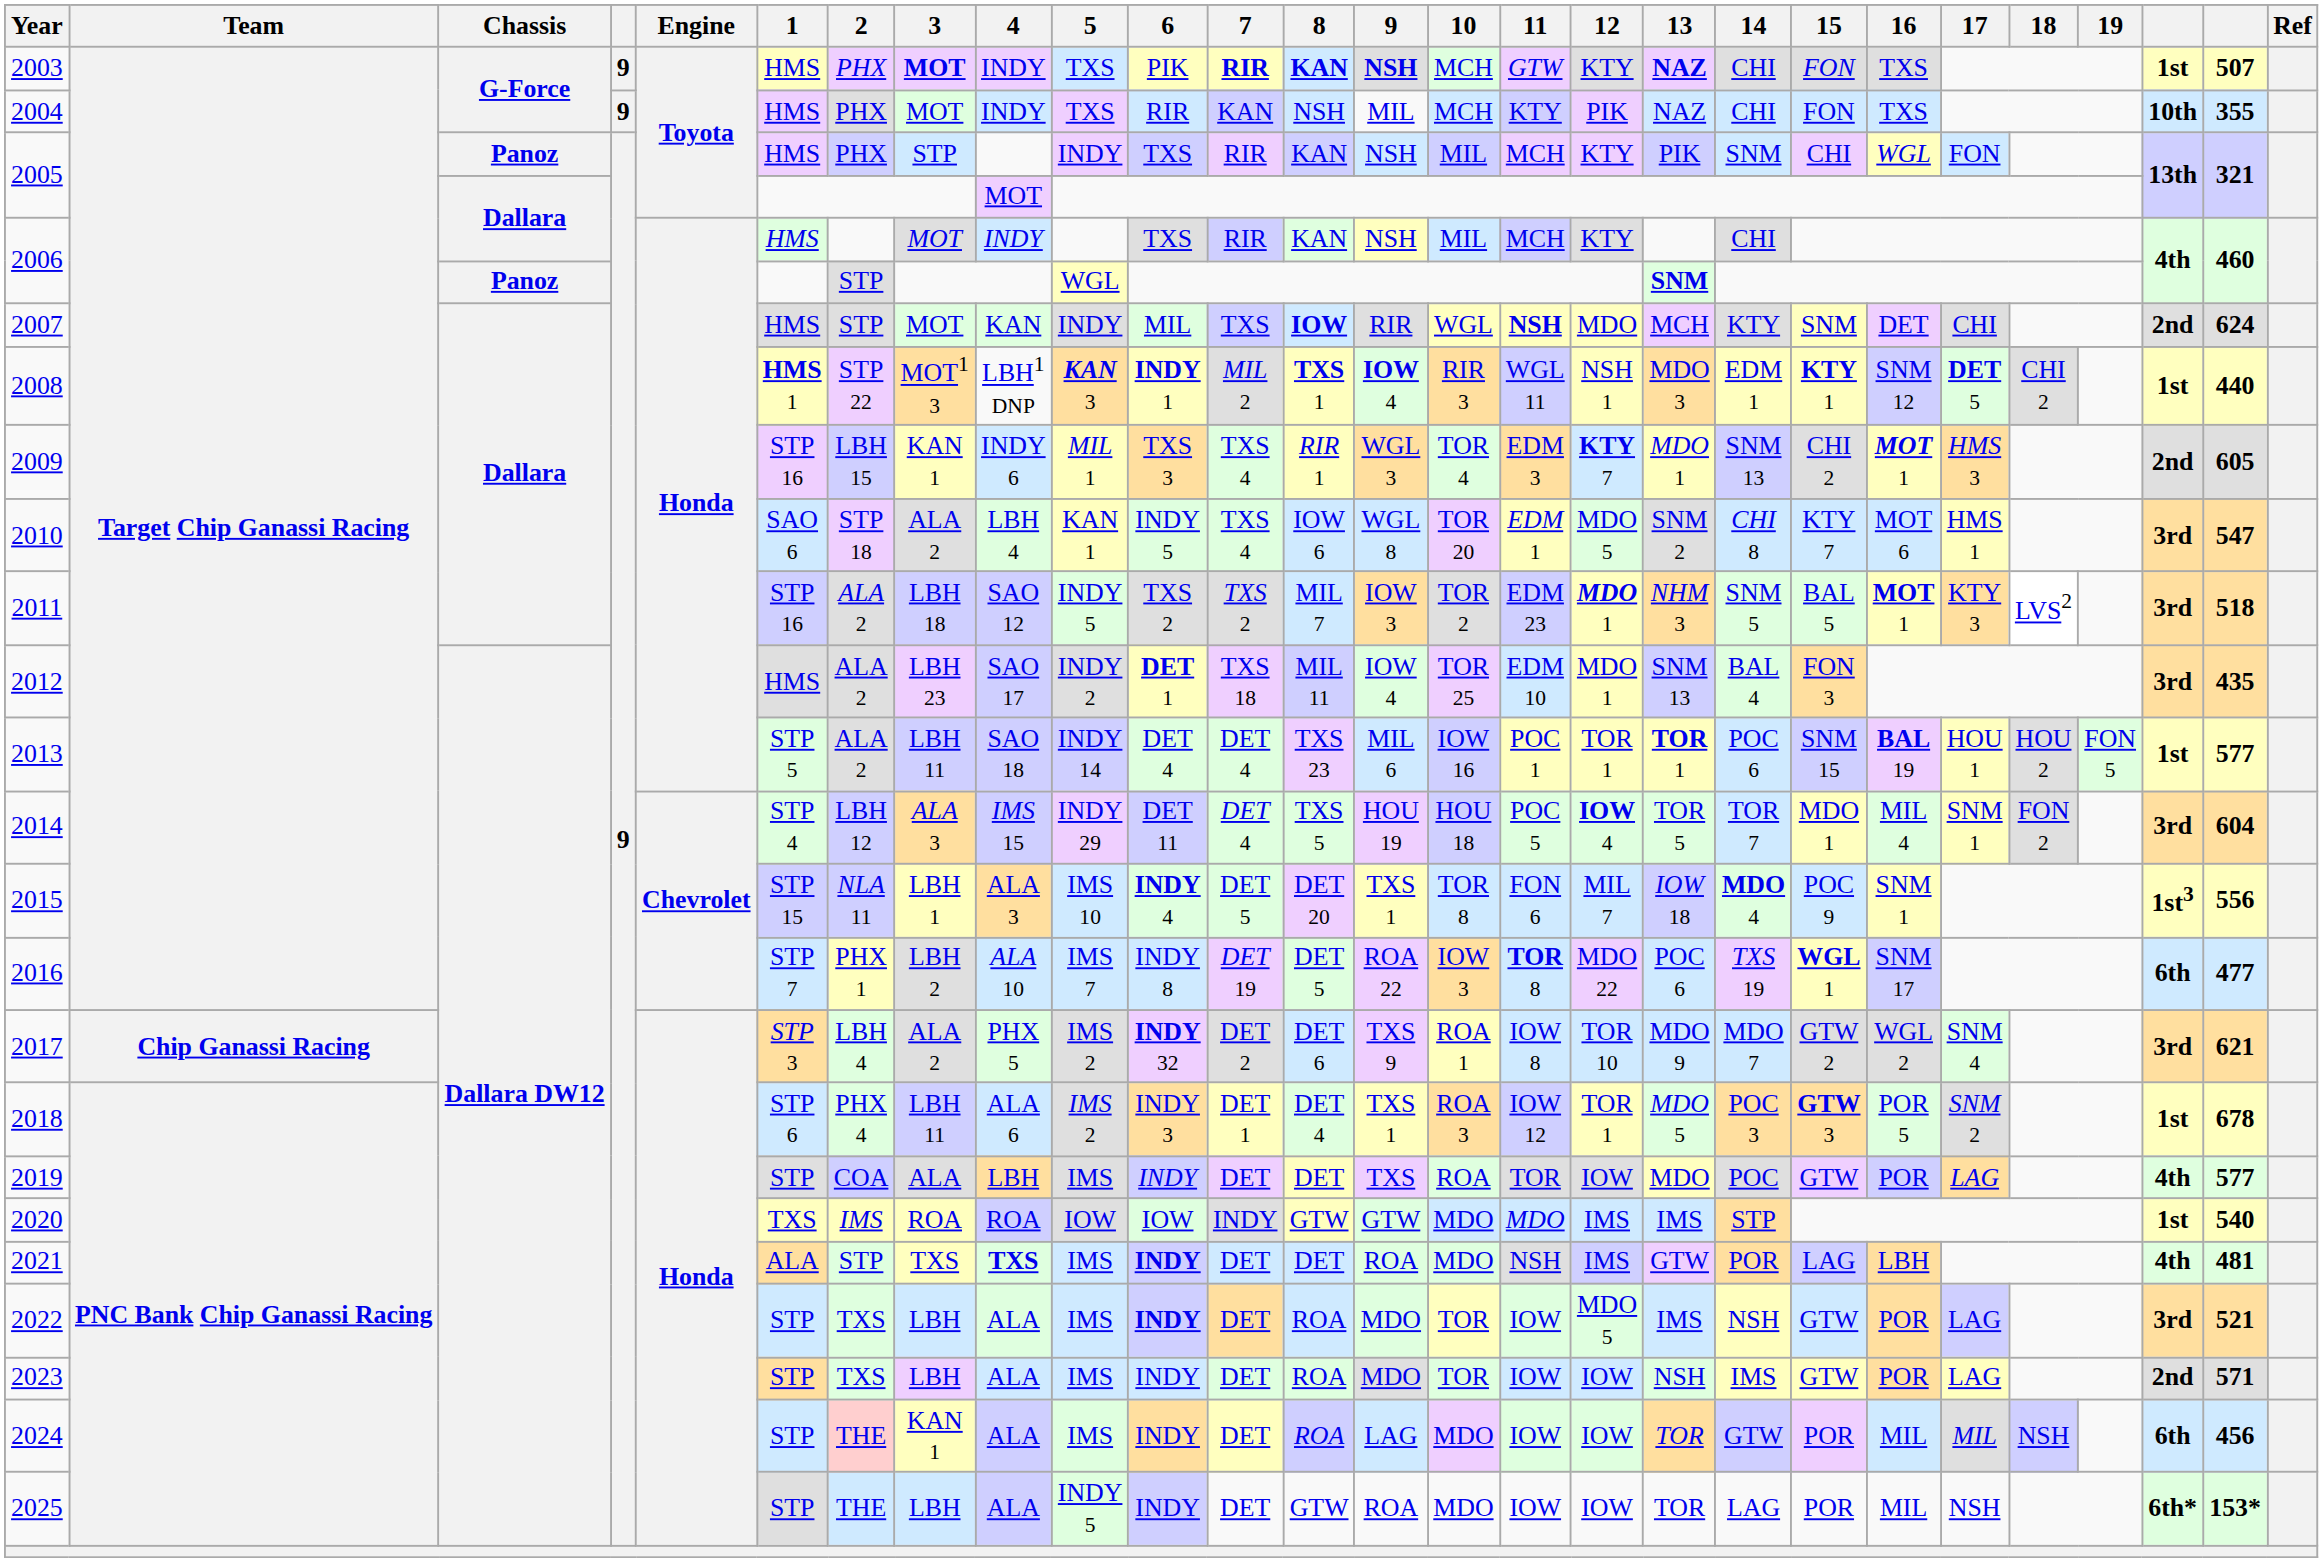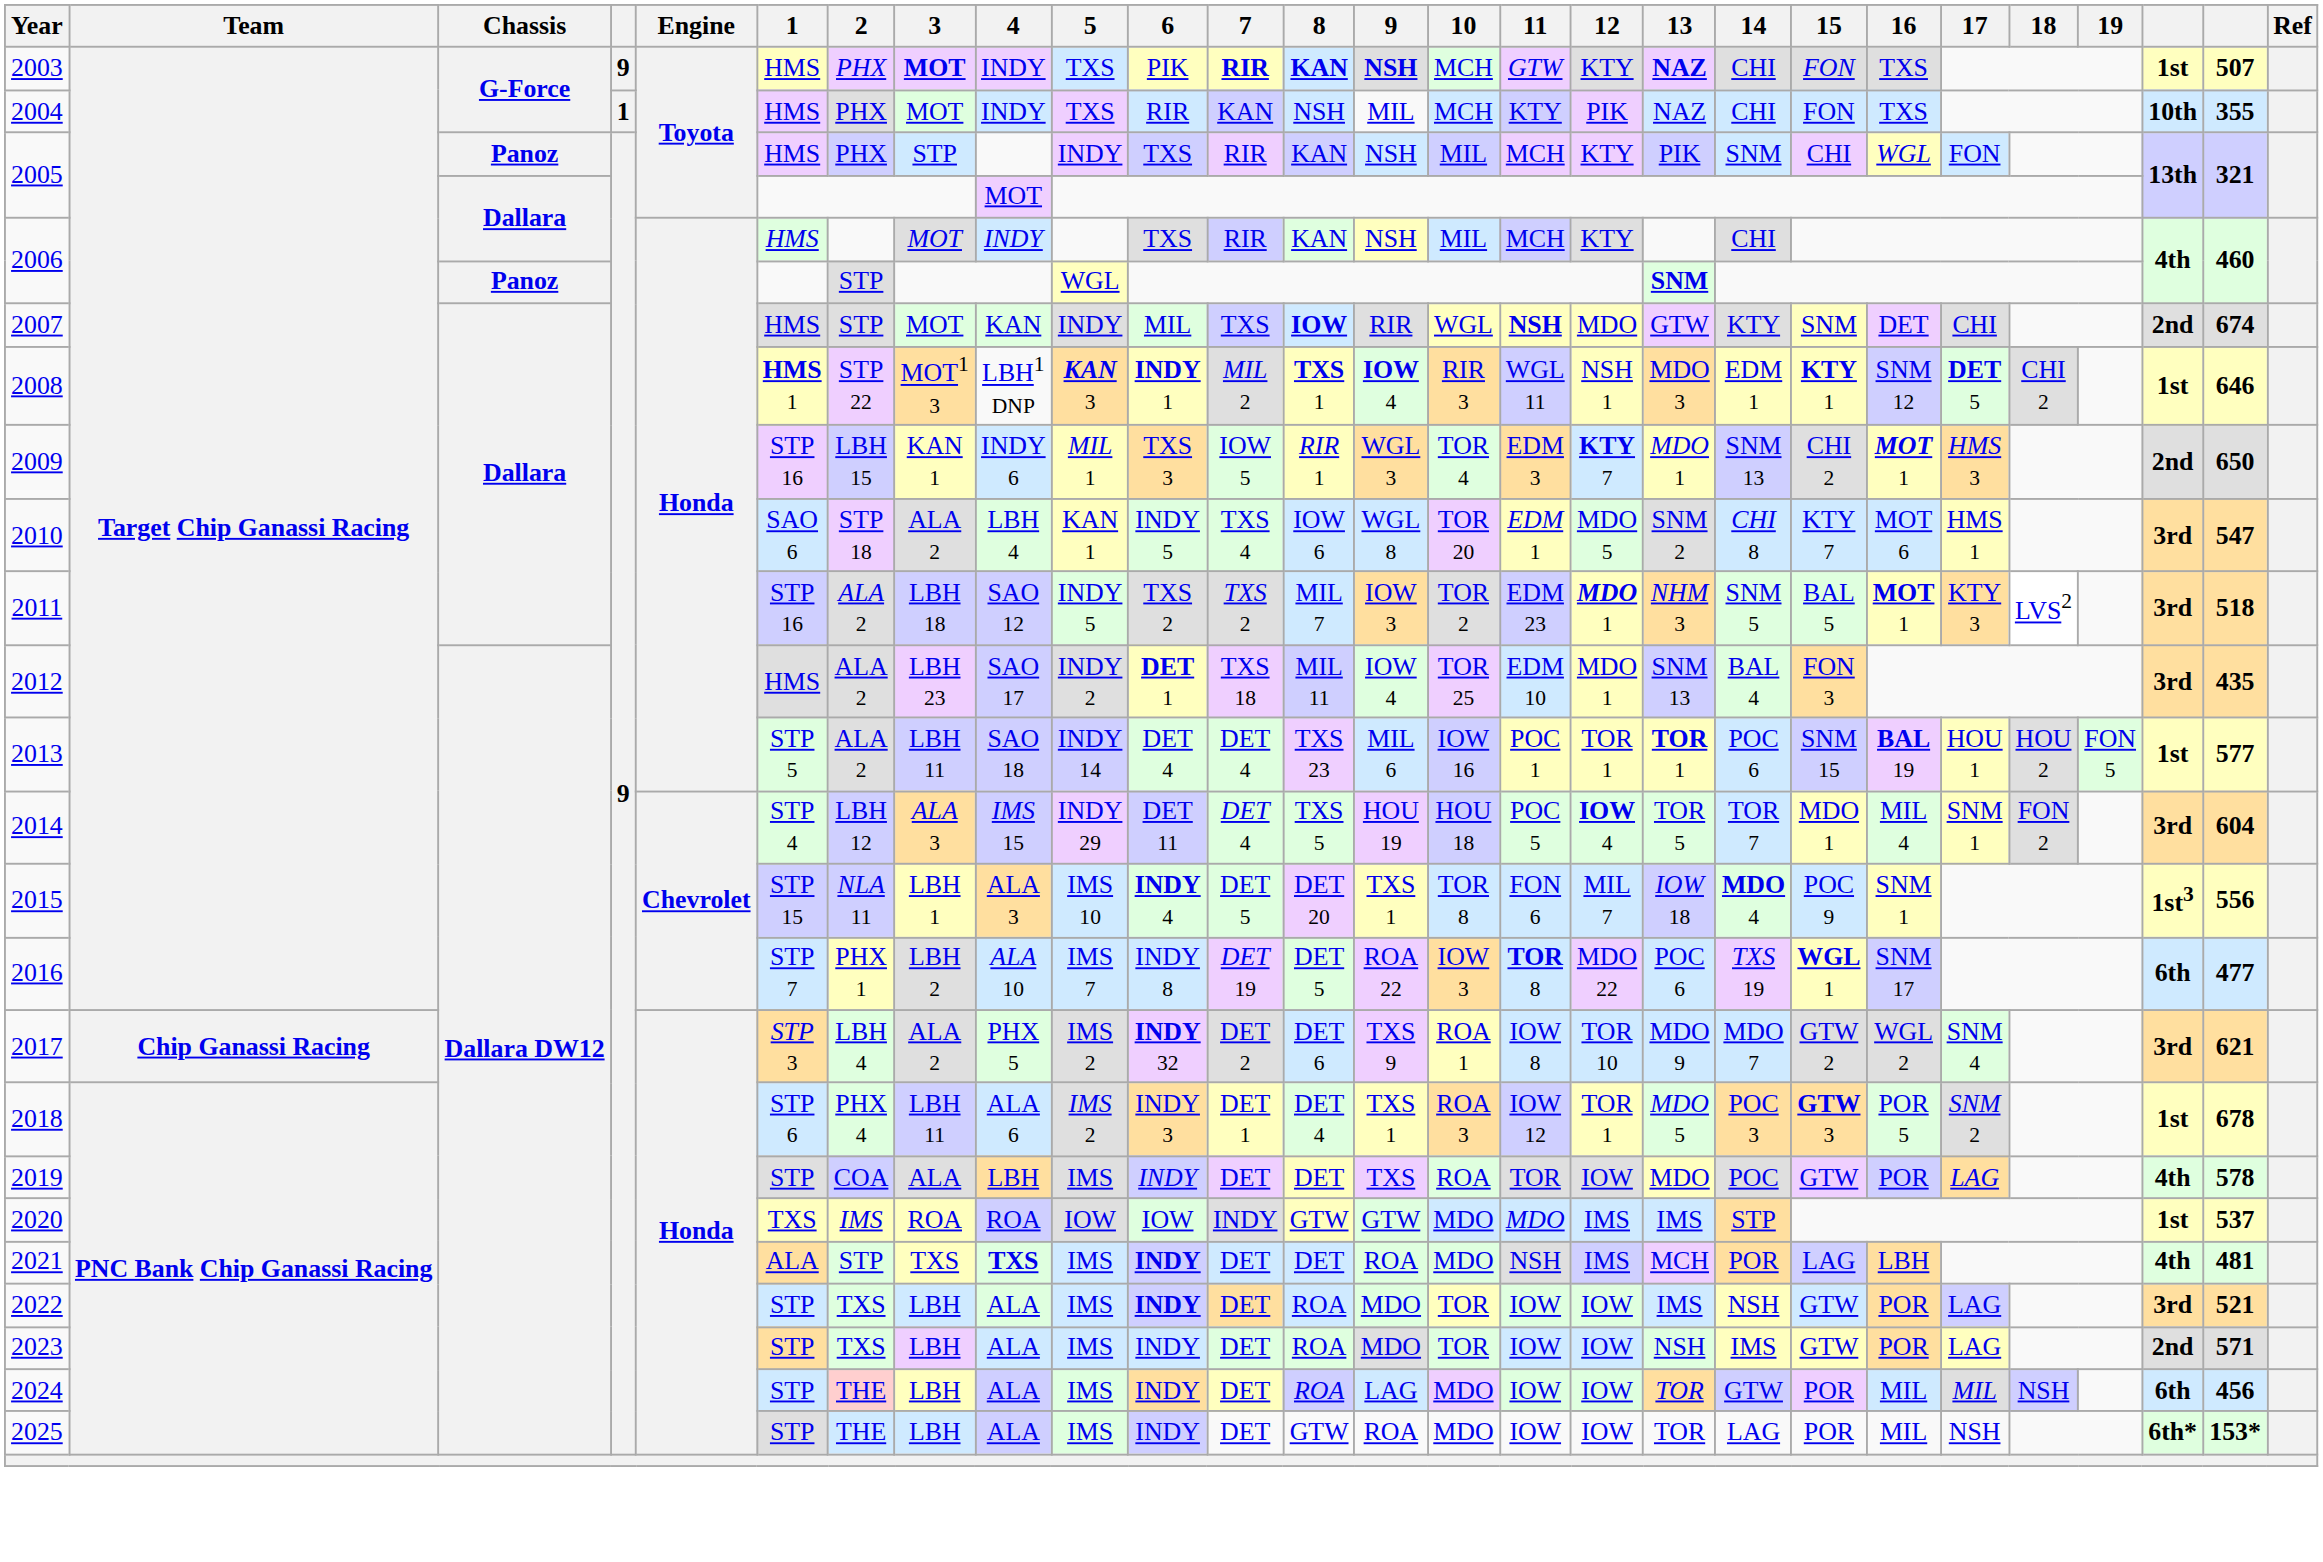(623, 110) 9 -> (623, 110) 1
(1680, 323) MCH -> (1680, 323) GTW
(2235, 323) 624 -> (2235, 323) 674
(2235, 385) 440 -> (2235, 385) 646
(1245, 460) TXS 4 -> (1245, 460) IOW 5
(2235, 461) 605 -> (2235, 461) 650
(2235, 1176) 577 -> (2235, 1176) 578
(2235, 1219) 540 -> (2235, 1219) 537
(1680, 1261) GTW -> (1680, 1261) MCH
(1607, 1318) MDO 5 -> (1607, 1304) IOW
(935, 1434) KAN 1 -> (935, 1389) LBH
(1090, 1507) INDY 5 -> (1090, 1432) IMS
